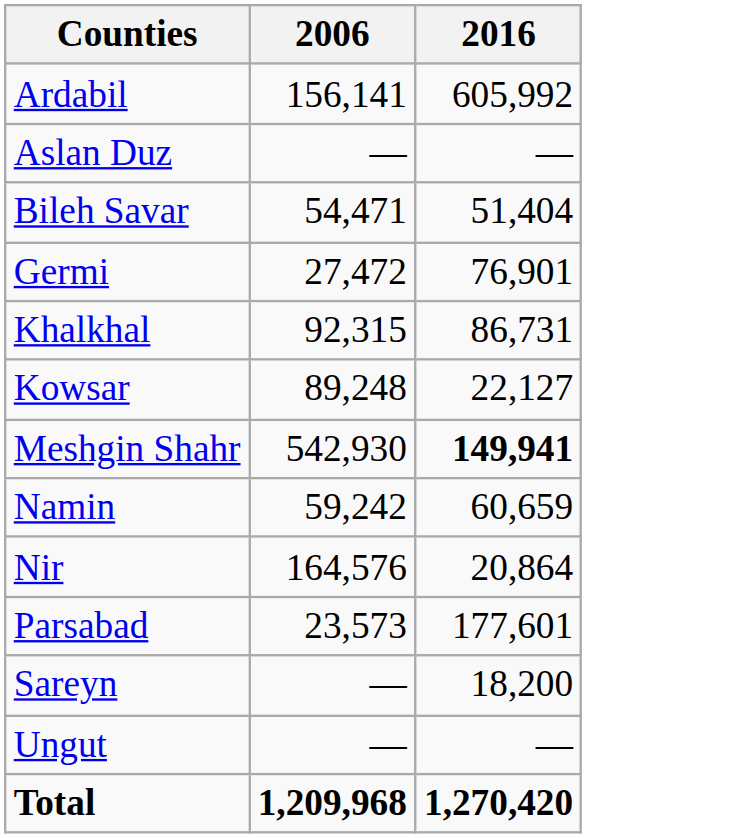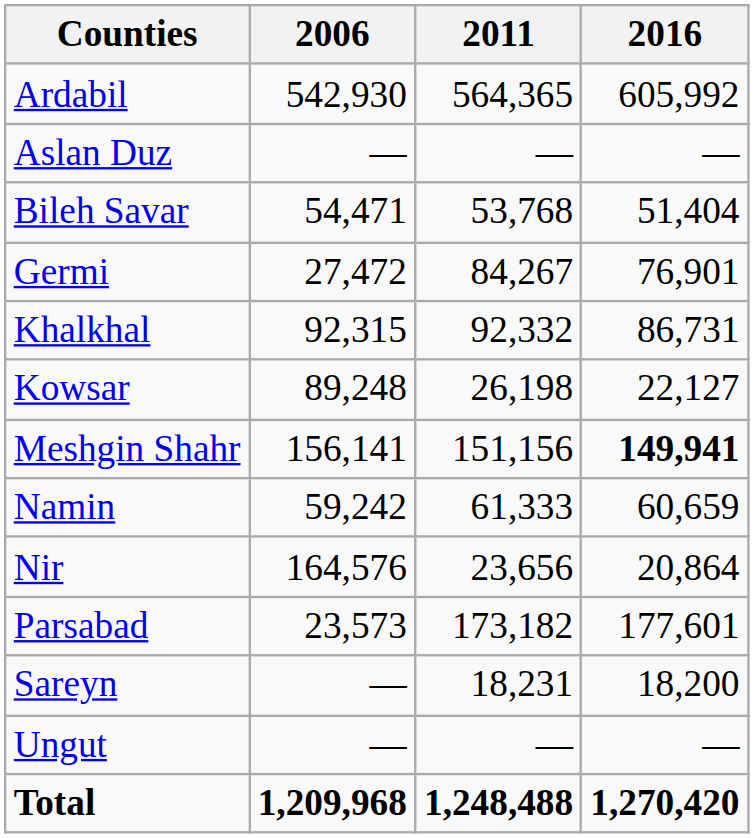+ column: (499, 34)
(346, 93) 156,141 -> (346, 93) 542,930
(346, 447) 542,930 -> (346, 447) 156,141
